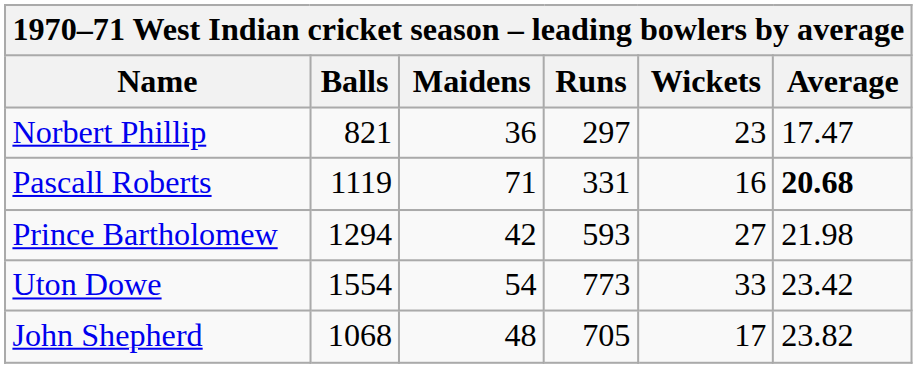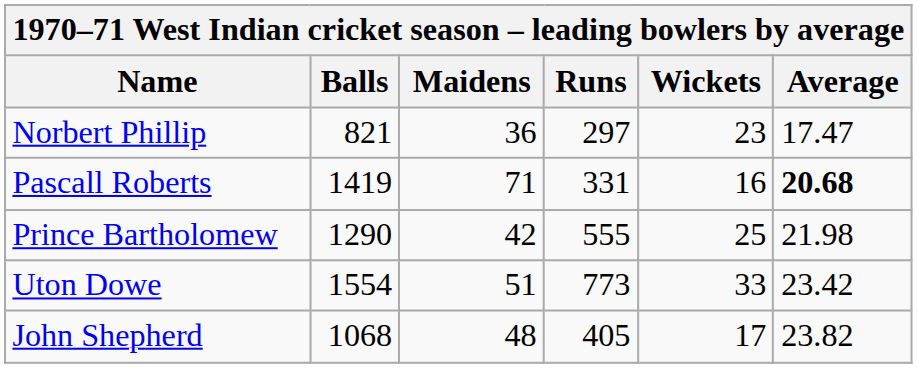(361, 183) 1119 -> (360, 183) 1419
(360, 234) 1294 -> (360, 234) 1290
(606, 234) 593 -> (606, 234) 555
(750, 234) 27 -> (750, 234) 25
(520, 285) 54 -> (520, 285) 51
(606, 336) 705 -> (606, 336) 405
